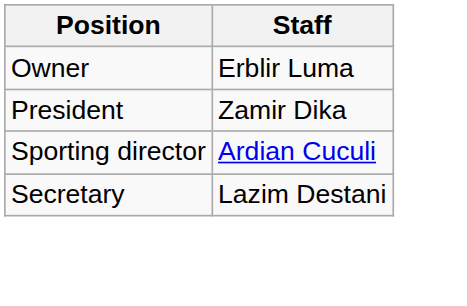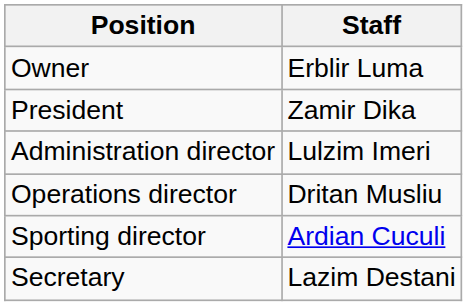+ row: (143, 151)
+ row: (124, 194)
